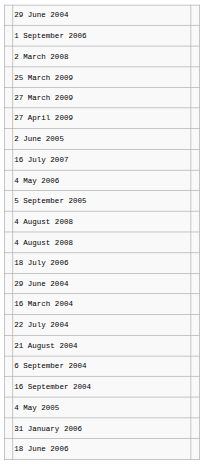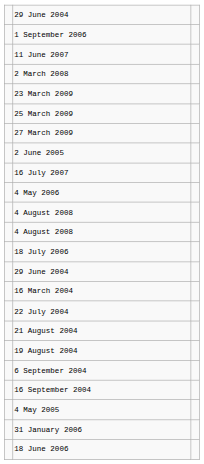+ row: (8, 54)
+ row: (8, 94)
- row: (8, 118)
- row: (8, 201)
+ row: (8, 351)
